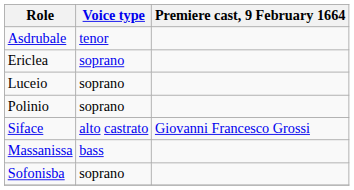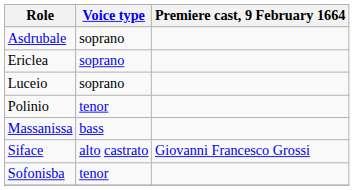(94, 38) tenor -> (102, 38) soprano
(102, 106) soprano -> (94, 106) tenor
rows swapped: (26, 128) <-> (40, 151)
(102, 173) soprano -> (94, 173) tenor
